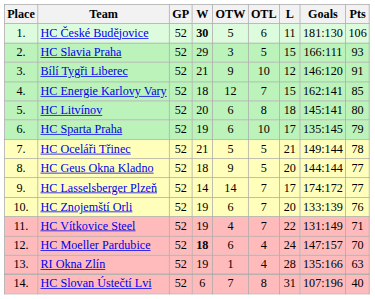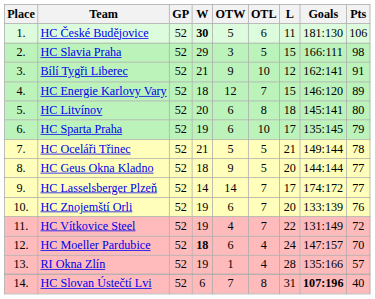(358, 52) 93 -> (358, 52) 98
(323, 71) 146:120 -> (323, 71) 162:141
(323, 91) 162:141 -> (323, 91) 146:120
(358, 91) 85 -> (358, 91) 89
(358, 226) 71 -> (358, 226) 72
(358, 264) 63 -> (358, 264) 57
(323, 284) normal -> (323, 284) bold
